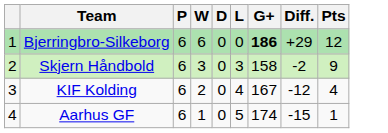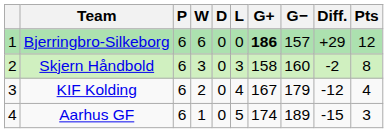+ column: (297, 16)
(334, 66) 9 -> (367, 66) 8
(334, 115) 1 -> (367, 115) 3
